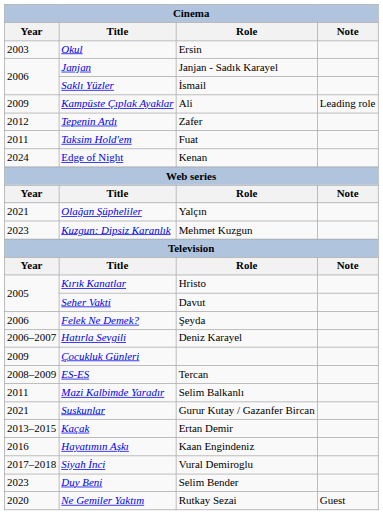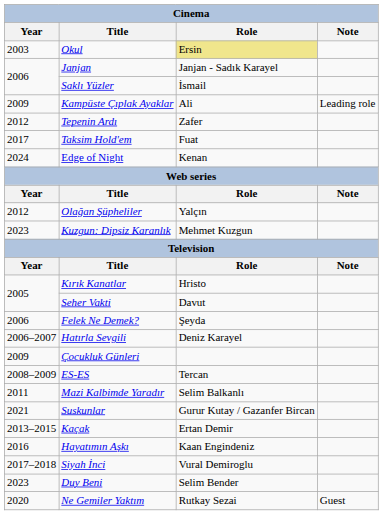(190, 50) no background -> (190, 50) khaki background
(18, 140) 2011 -> (18, 140) 2017
(18, 212) 2021 -> (18, 212) 2012
